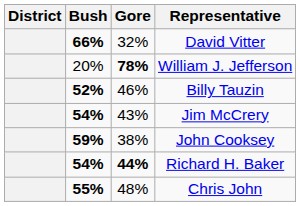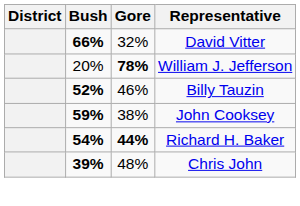- row: (225, 115)
(88, 189) 55% -> (88, 164) 39%
